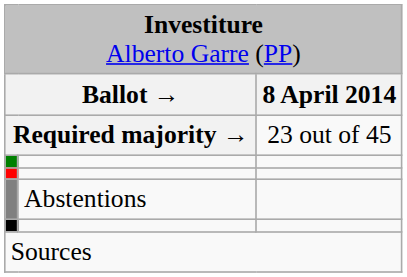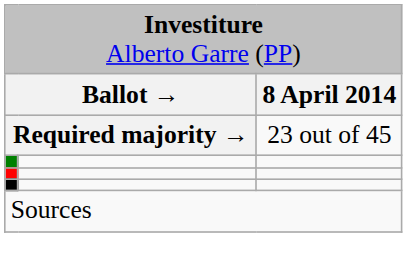- row: (12, 199)
